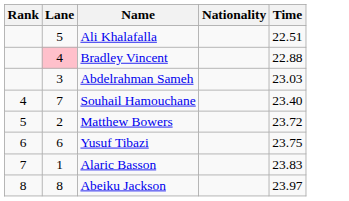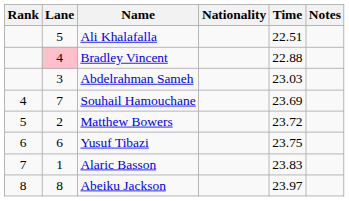+ column: (325, 15)
(287, 100) 23.40 -> (287, 100) 23.69
